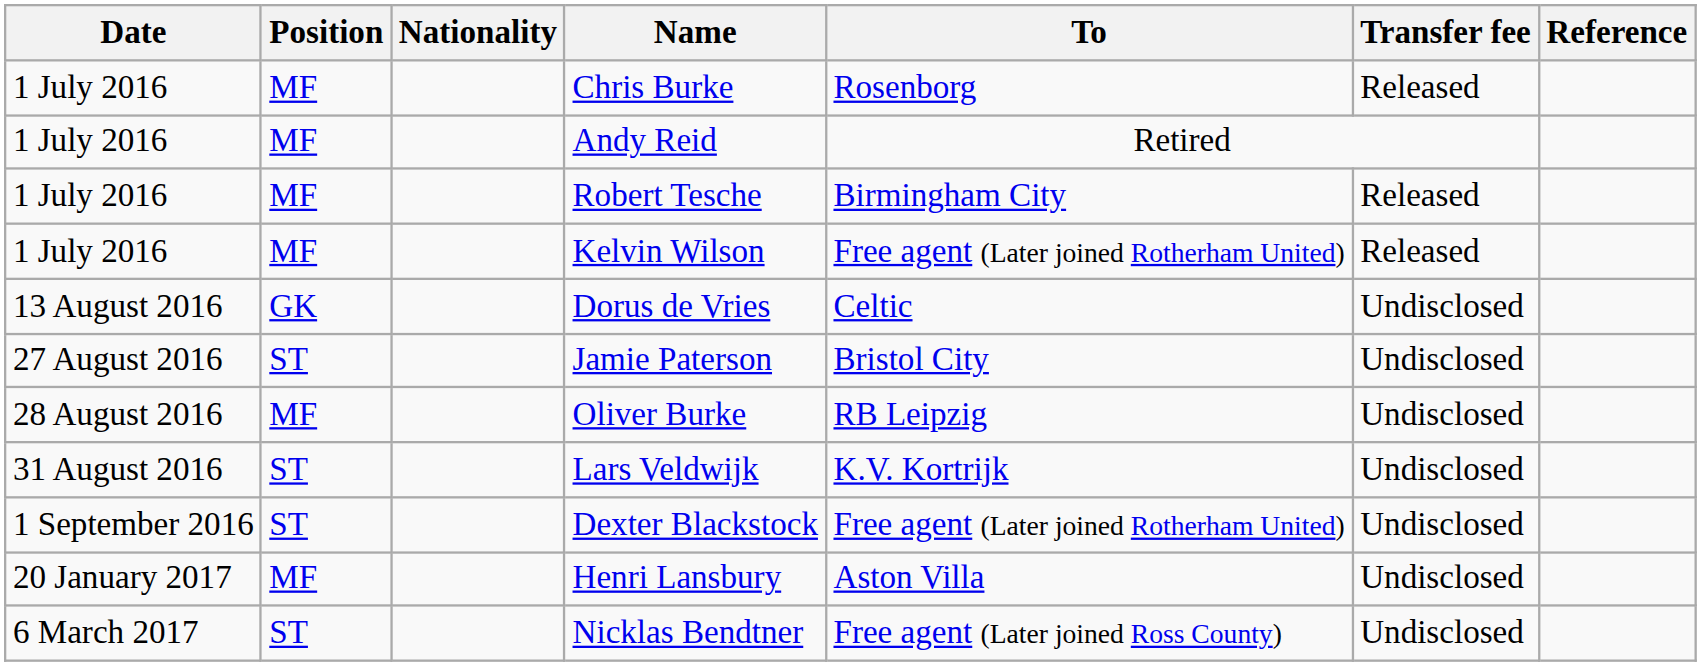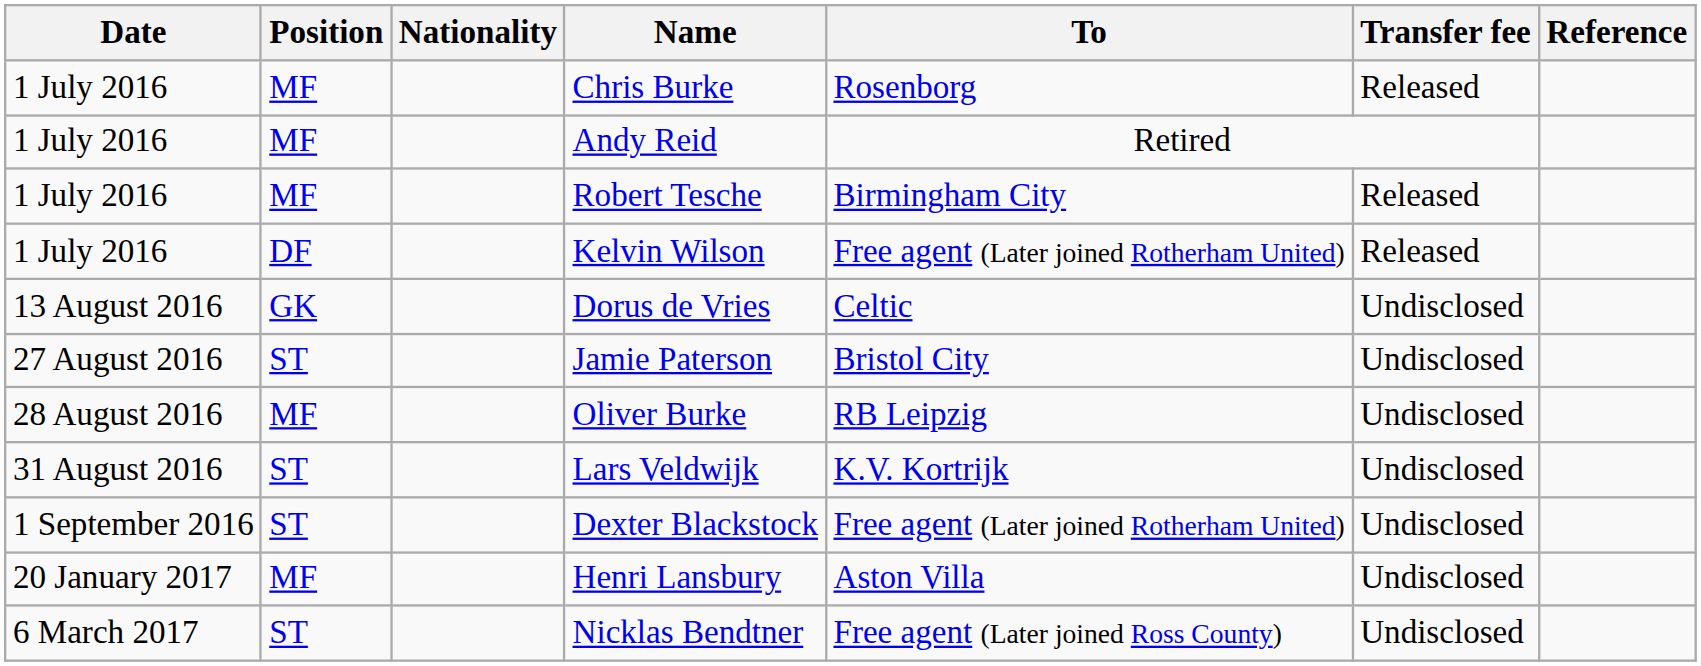(293, 250) MF -> (290, 250) DF
